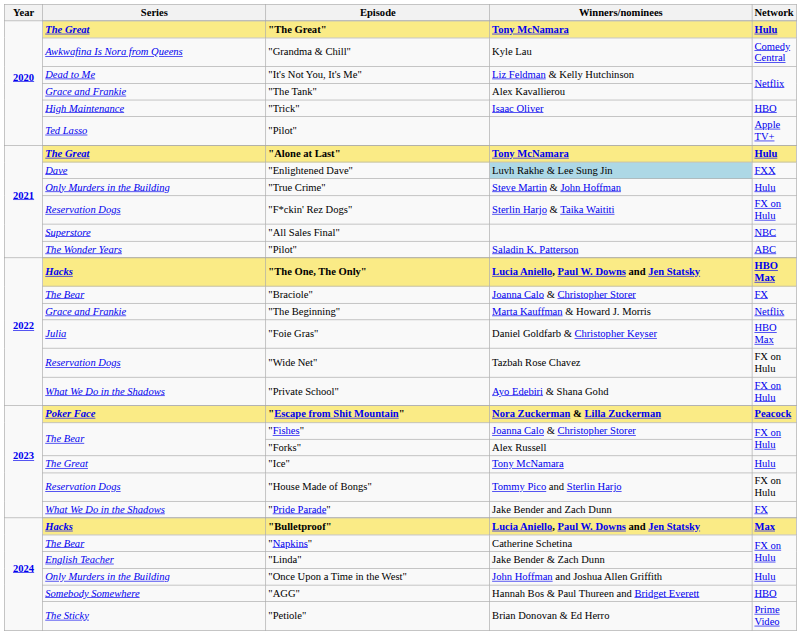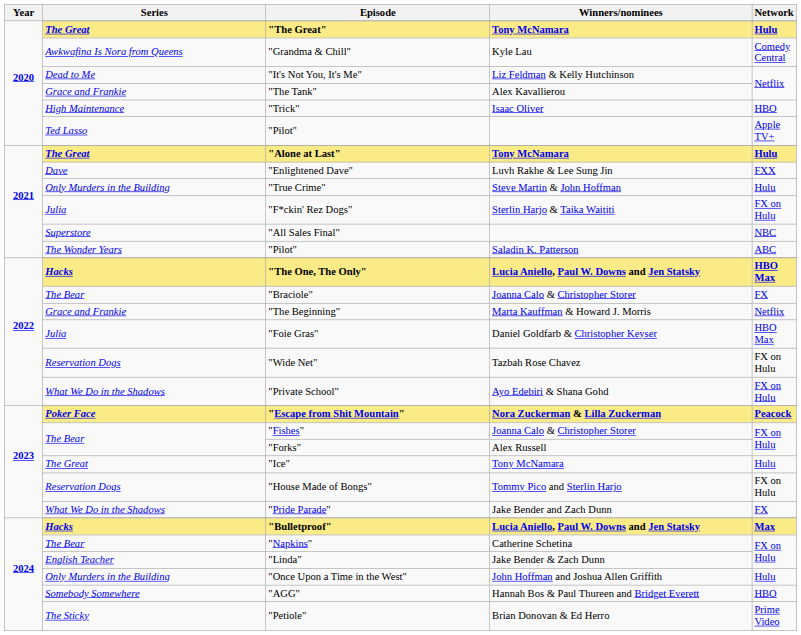(552, 170) lightblue background -> (552, 170) no background
(83, 210) Reservation Dogs -> (56, 210) Julia
